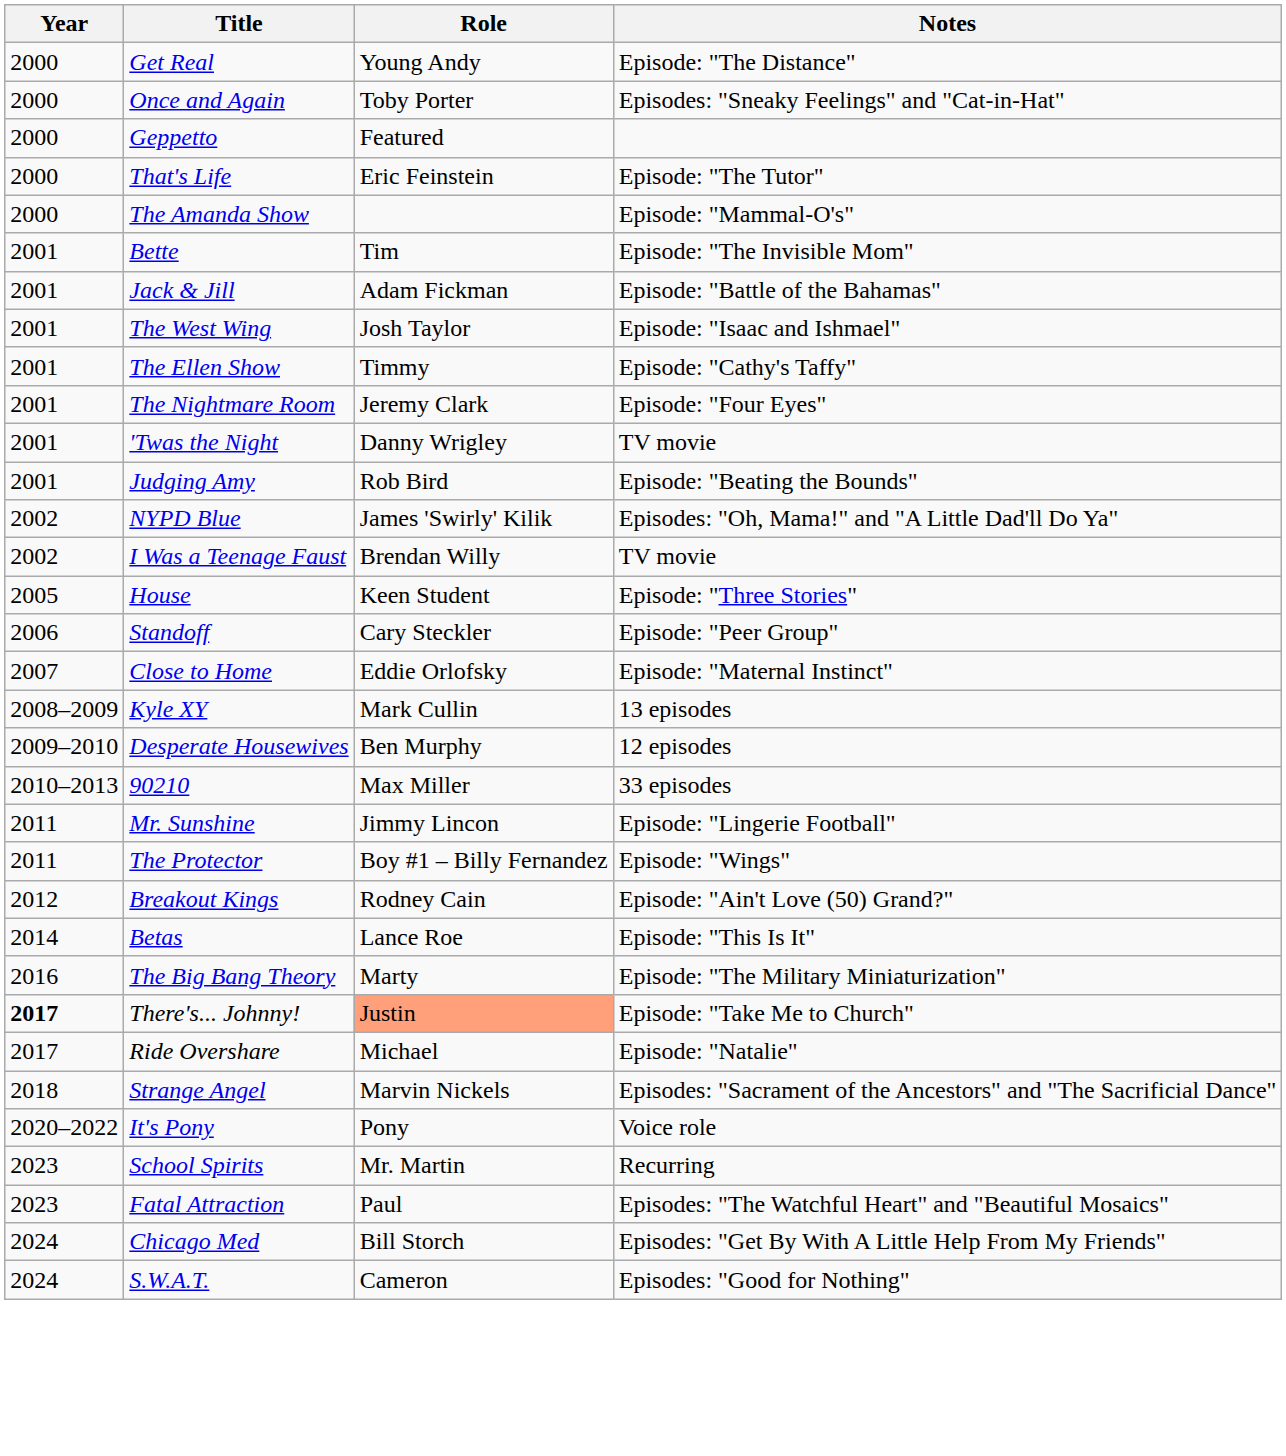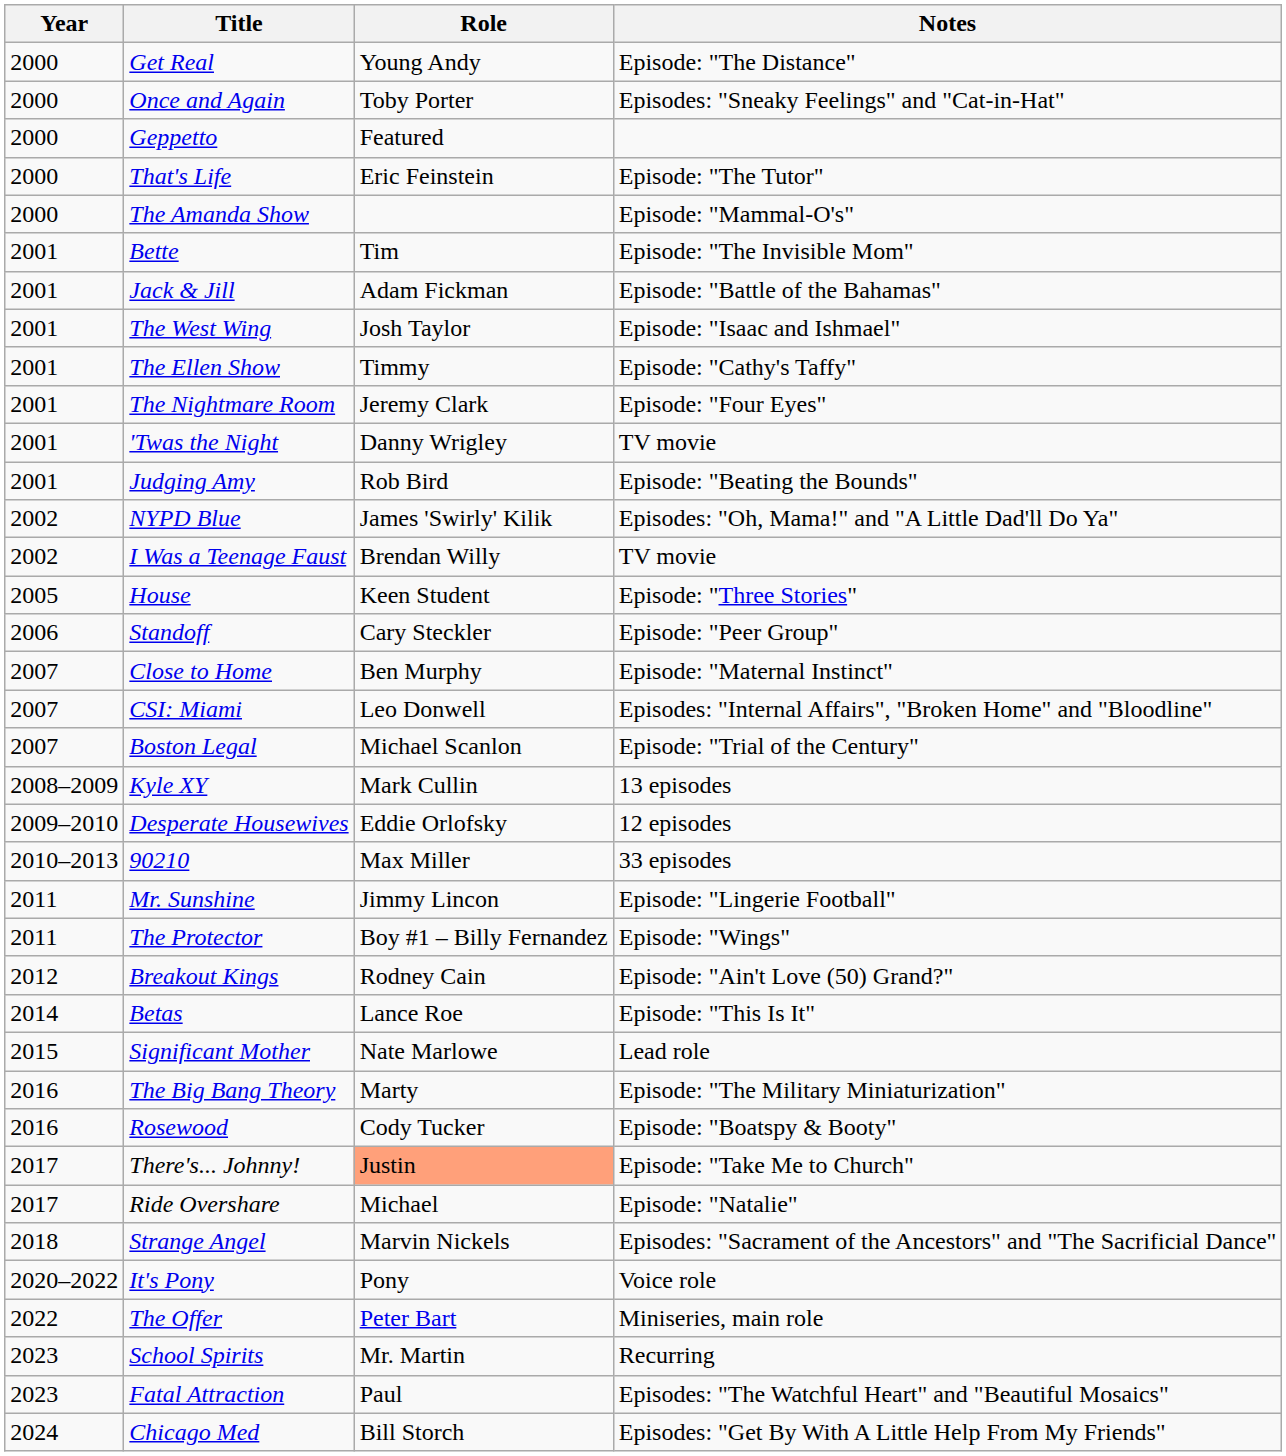(433, 670) Eddie Orlofsky -> (421, 670) Ben Murphy
+ row: (186, 708)
+ row: (193, 746)
(421, 746) Ben Murphy -> (433, 822) Eddie Orlofsky
+ row: (220, 1051)
+ row: (179, 1127)
(34, 1013) bold -> (34, 1165) normal
+ row: (176, 1317)
- row: (169, 1279)
